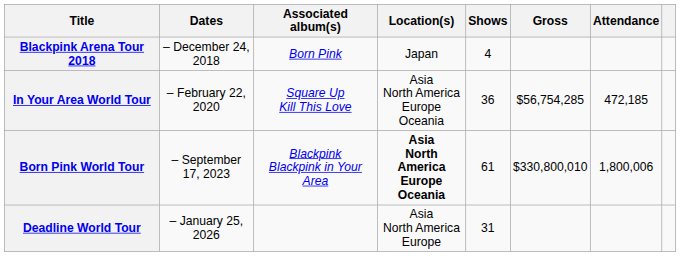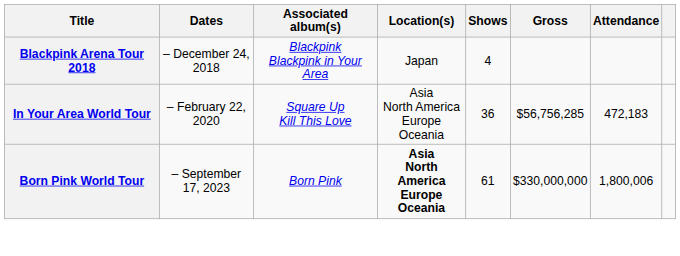(315, 53) Born Pink -> (315, 60) Blackpink Blackpink in Your Area
(550, 100) $56,754,285 -> (550, 114) $56,756,285
(626, 100) 472,185 -> (626, 114) 472,183
(315, 167) Blackpink Blackpink in Your Area -> (315, 181) Born Pink
(550, 167) $330,800,010 -> (550, 181) $330,000,000
- row: (82, 228)
